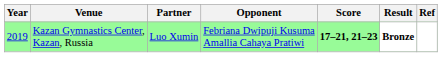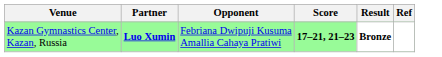- column: (17, 13)
(174, 37) normal -> (149, 37) bold
